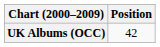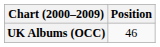(131, 33) 42 -> (131, 33) 46
